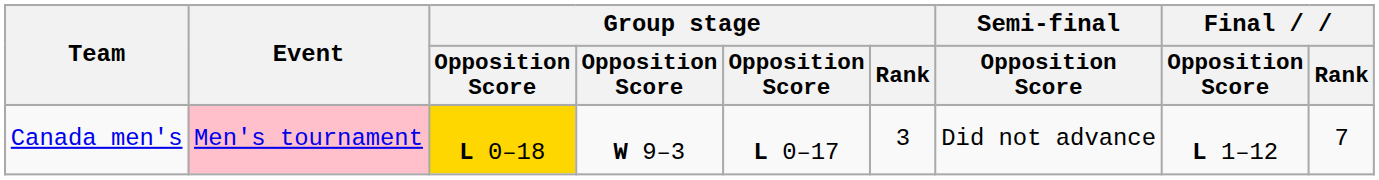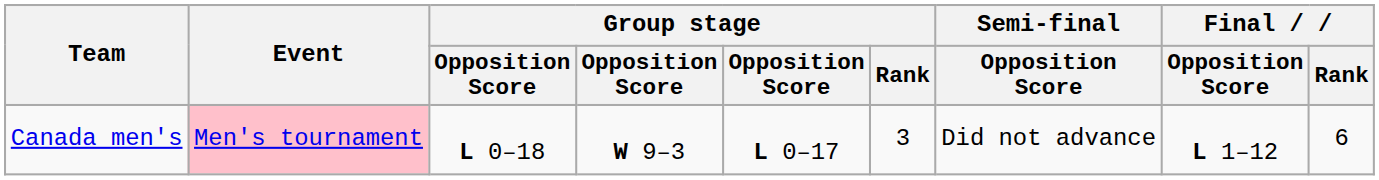(502, 153) gold background -> (502, 153) no background
(1342, 139) 7 -> (1342, 139) 6
